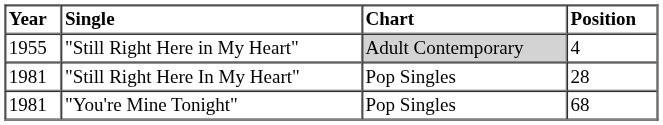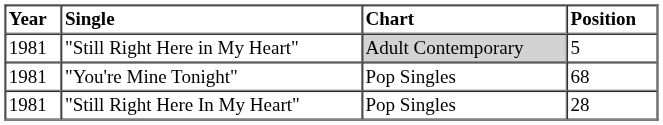(28, 47) 1955 -> (28, 47) 1981
(575, 47) 4 -> (575, 47) 5
rows swapped: (182, 76) <-> (151, 105)
